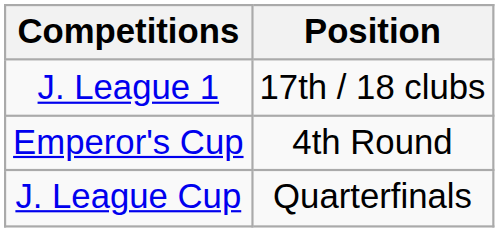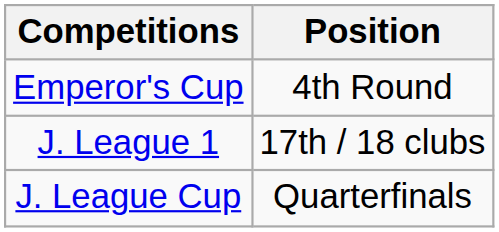rows swapped: (128, 87) <-> (128, 142)
